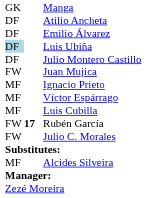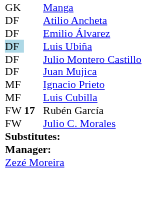(13, 72) FW -> (12, 72) DF
- row: (81, 98)
- row: (78, 162)
